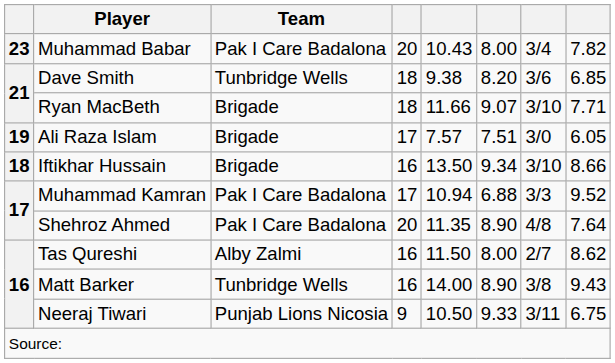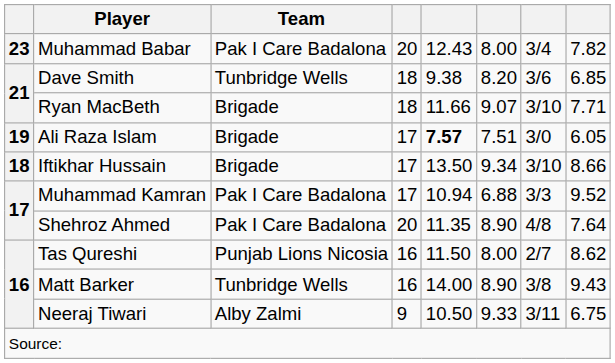(449, 48) 10.43 -> (449, 48) 12.43
(444, 136) normal -> (444, 136) bold
(407, 166) 16 -> (407, 166) 17
(258, 254) Alby Zalmi -> (301, 254) Punjab Lions Nicosia
(301, 313) Punjab Lions Nicosia -> (258, 313) Alby Zalmi
